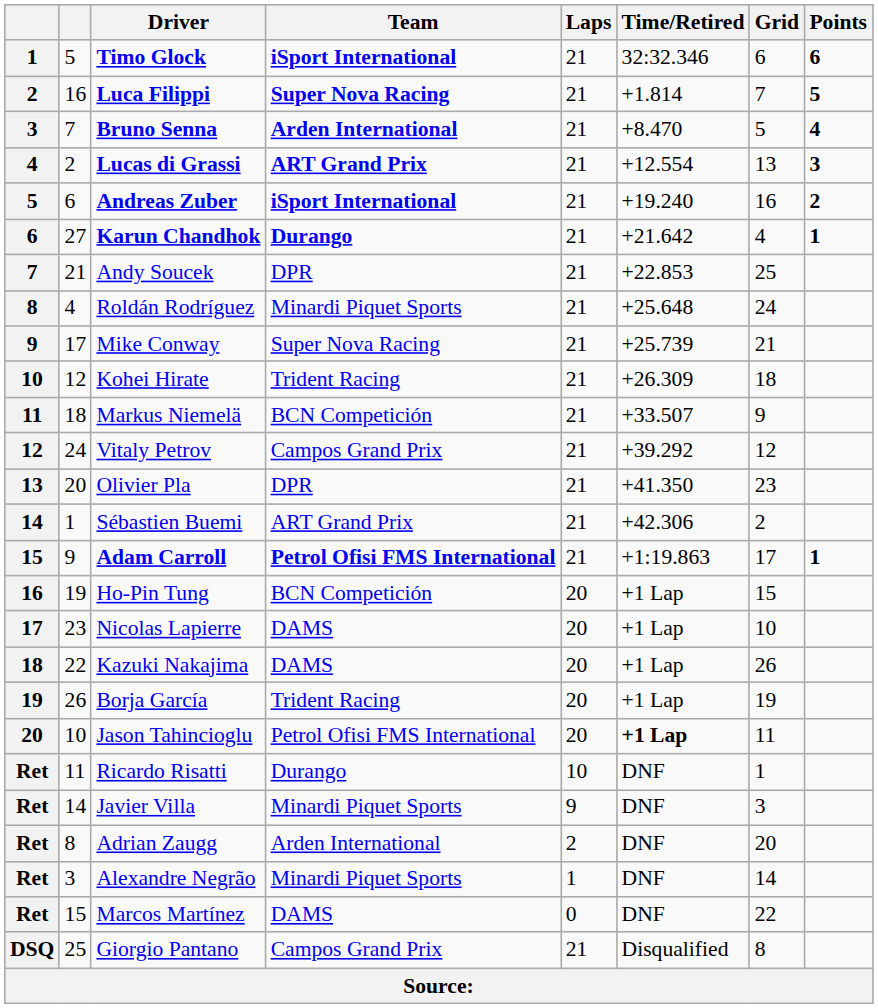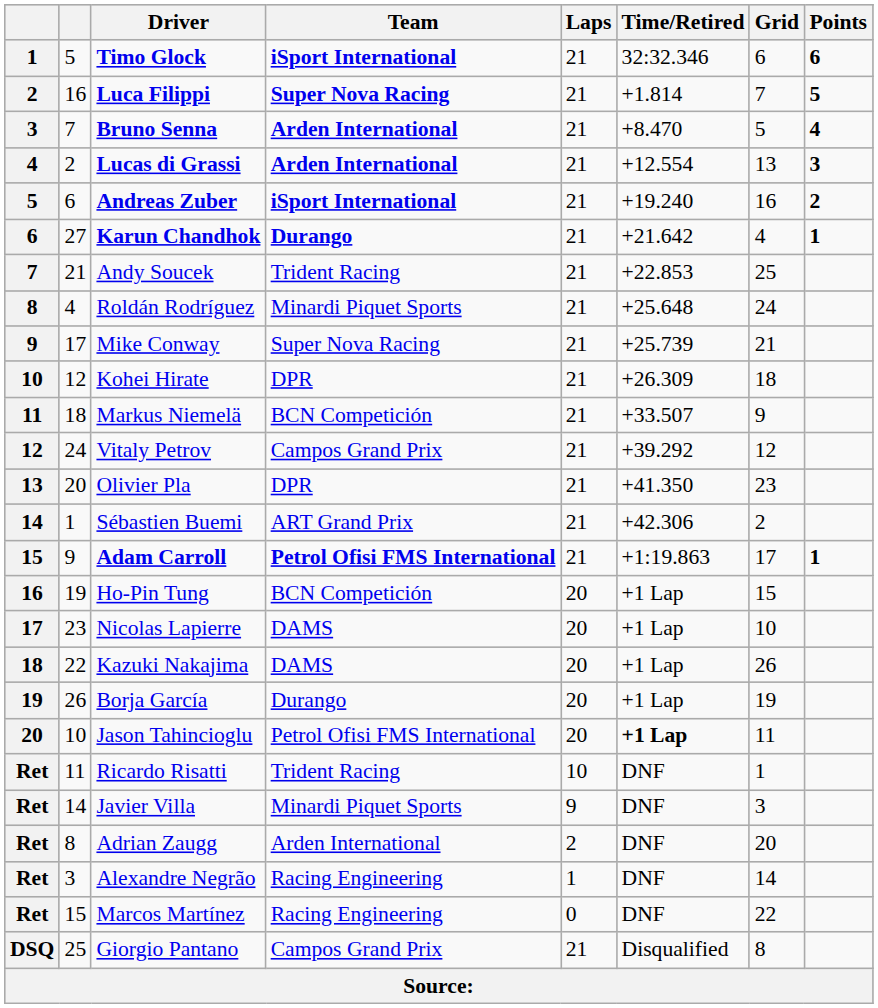(349, 164) ART Grand Prix -> (364, 164) Arden International
(292, 271) DPR -> (335, 271) Trident Racing
(335, 378) Trident Racing -> (292, 378) DPR
(335, 699) Trident Racing -> (308, 699) Durango
(308, 771) Durango -> (335, 771) Trident Racing
(366, 878) Minardi Piquet Sports -> (357, 878) Racing Engineering
(302, 913) DAMS -> (357, 913) Racing Engineering
